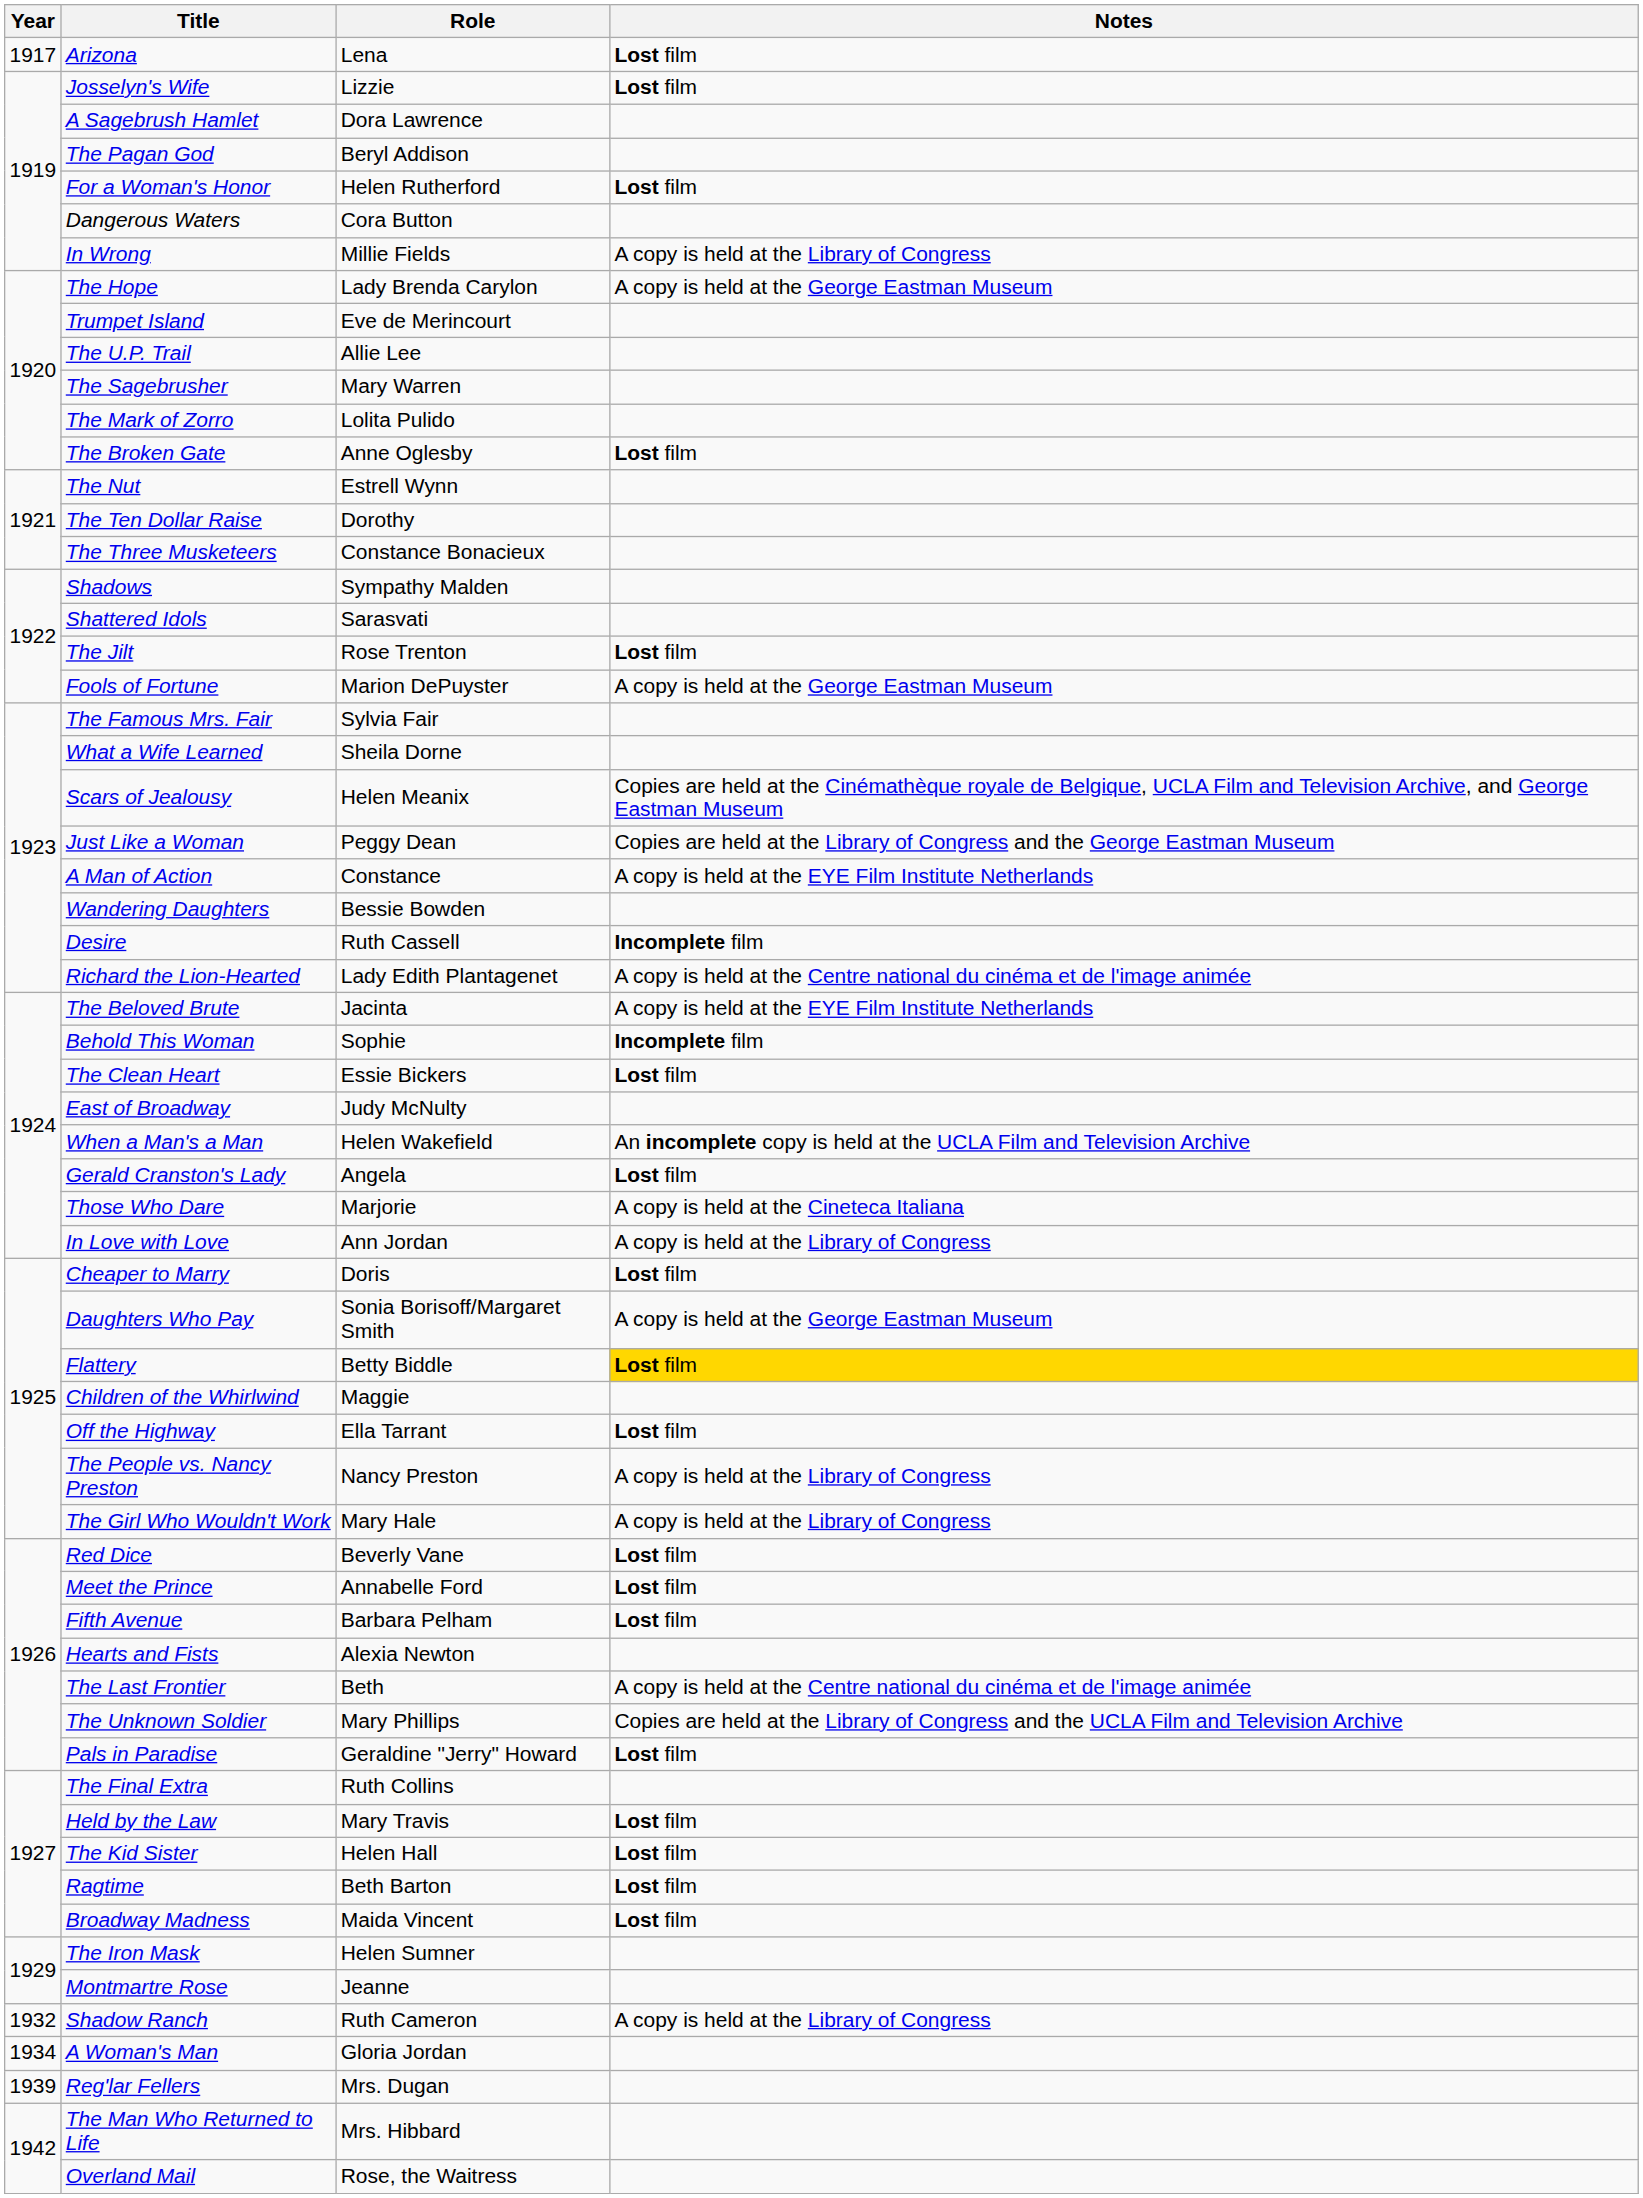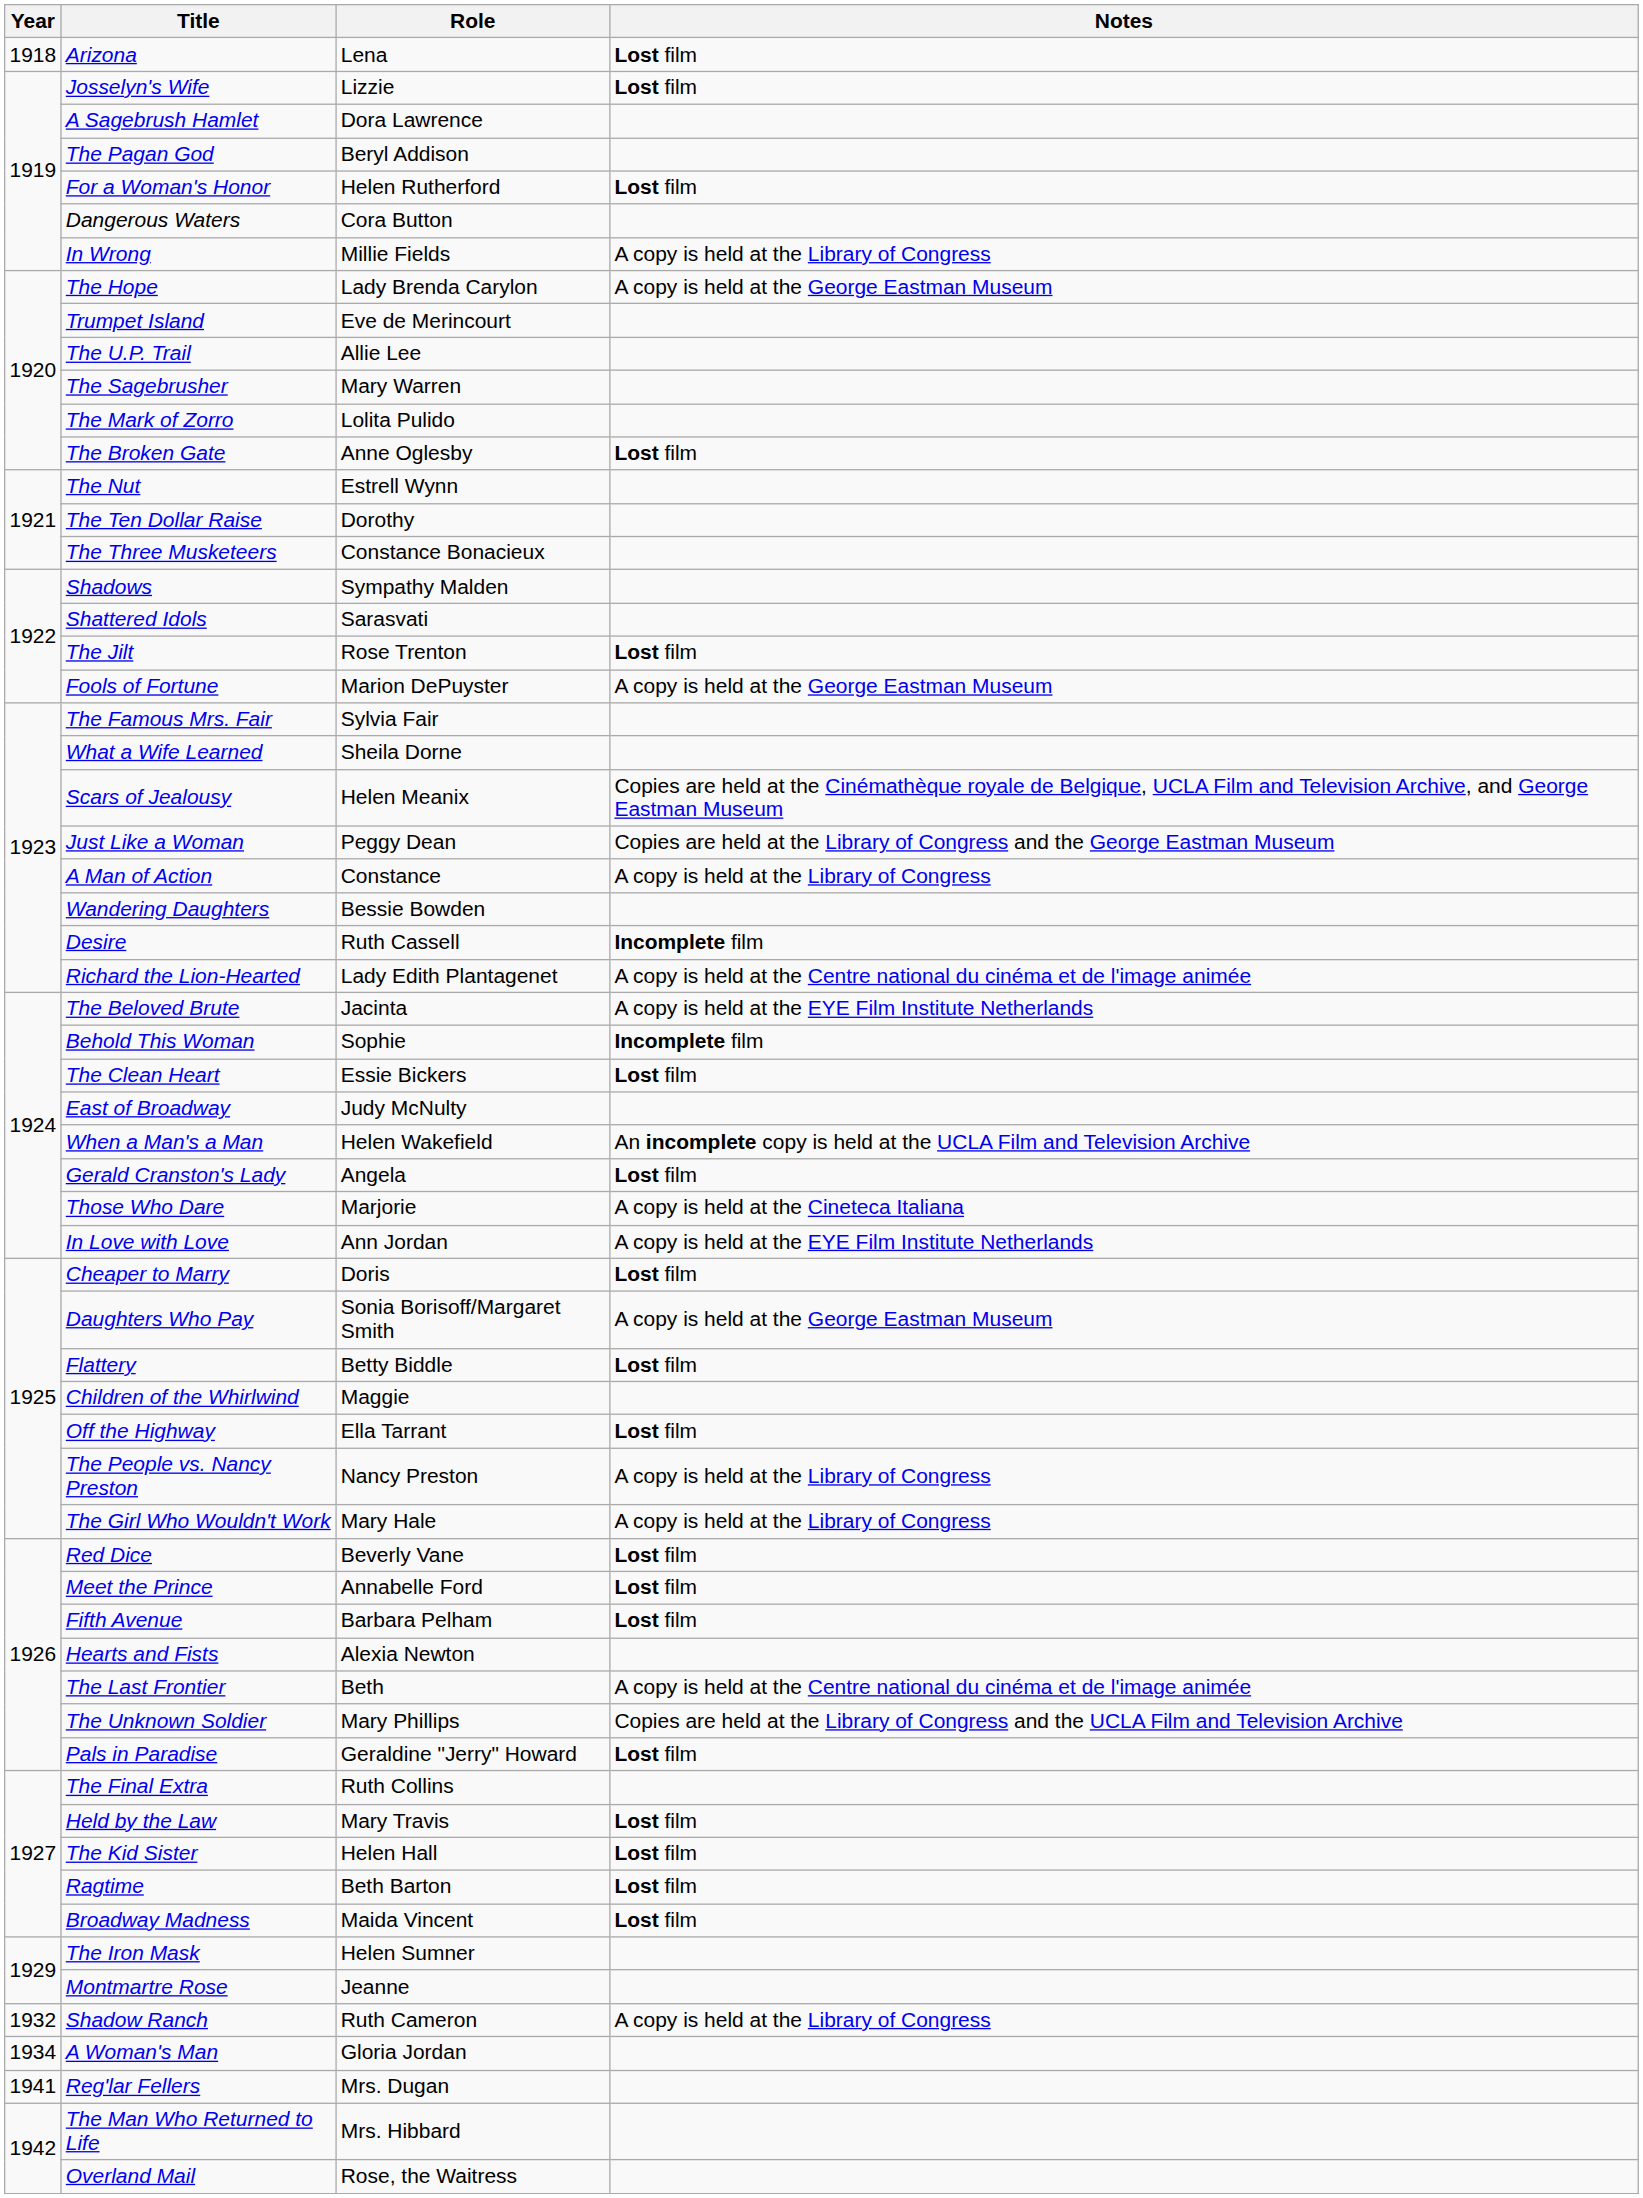(33, 54) 1917 -> (33, 54) 1918
(854, 875) A copy is held at the EYE Film Institute Netherlands -> (803, 875) A copy is held at the Library of Congress
(803, 1241) A copy is held at the Library of Congress -> (854, 1241) A copy is held at the EYE Film Institute Netherlands
(656, 1364) gold background -> (656, 1364) no background
(33, 2086) 1939 -> (33, 2086) 1941
